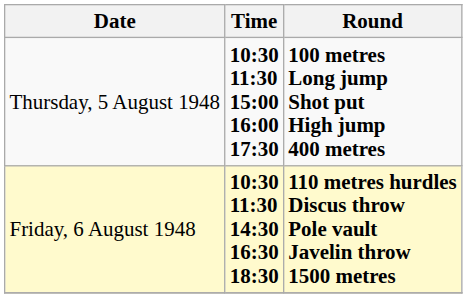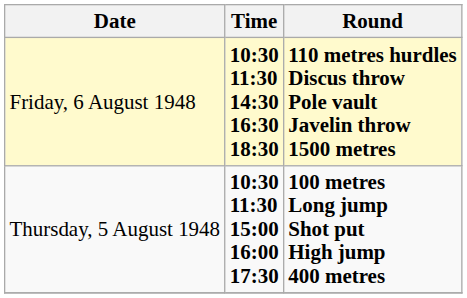rows swapped: (115, 101) <-> (103, 229)
